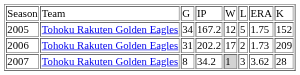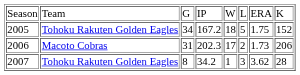(231, 29) 12 -> (231, 29) 18
(110, 45) Tohoku Rakuten Golden Eagles -> (75, 45) Macoto Cobras
(209, 45) 202.2 -> (209, 45) 202.3
(284, 45) 209 -> (284, 45) 206
(228, 61) lightgrey background -> (228, 61) no background
